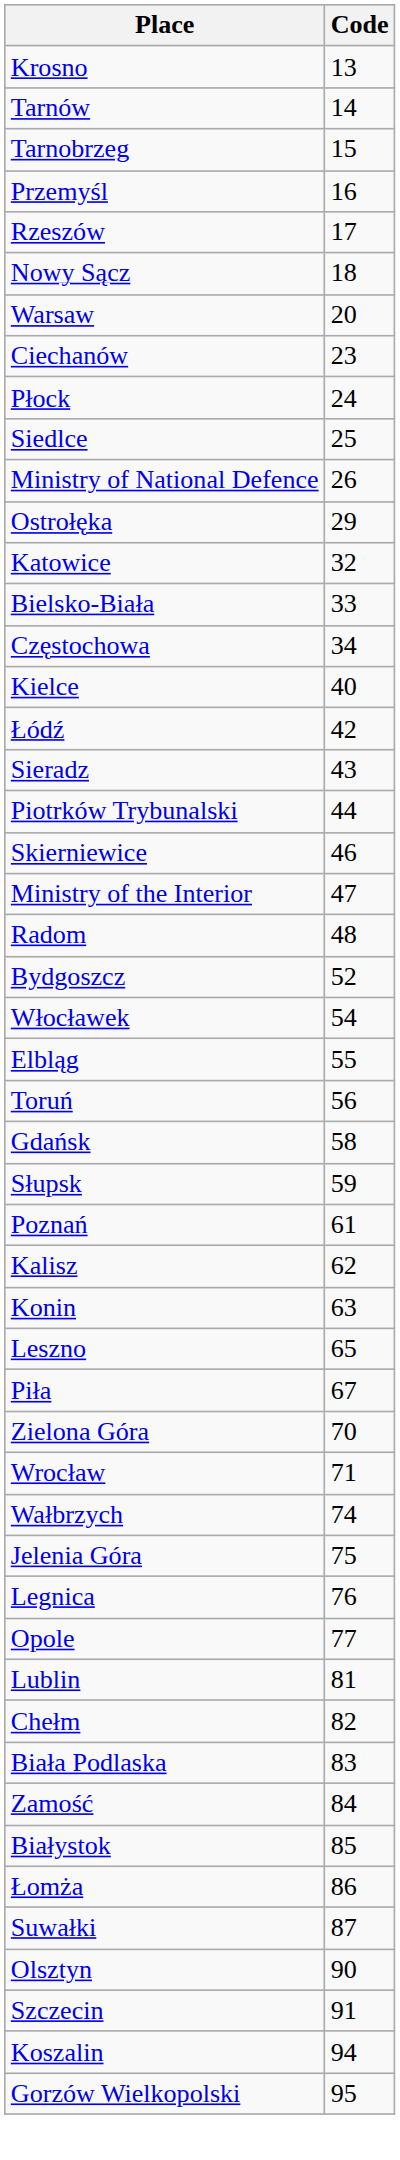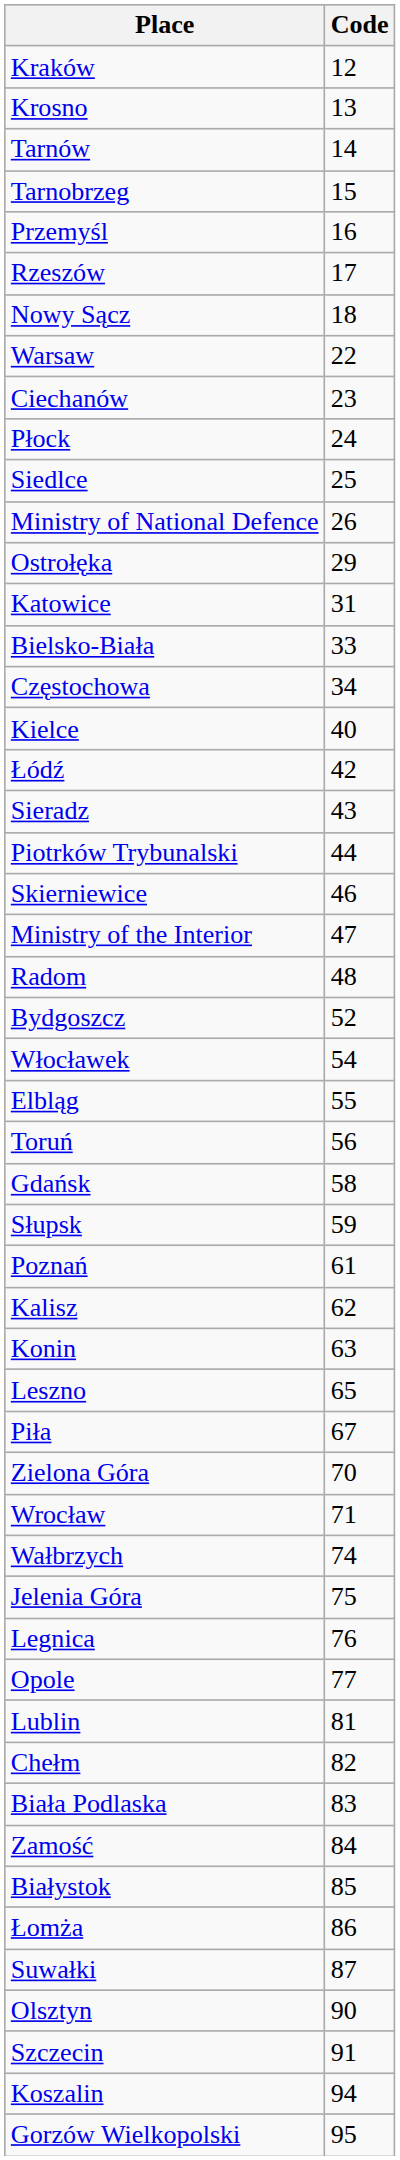+ row: (53, 66)
(344, 314) 20 -> (344, 356) 22
(344, 562) 32 -> (344, 604) 31
